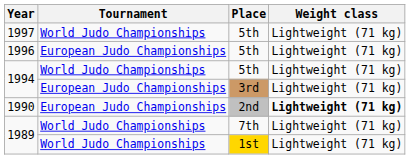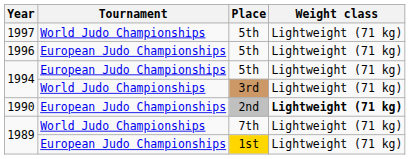(123, 70) World Judo Championships -> (133, 70) European Judo Championships
(133, 88) European Judo Championships -> (123, 88) World Judo Championships
(123, 144) World Judo Championships -> (133, 144) European Judo Championships
